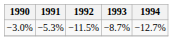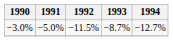(51, 28) −5.3% -> (51, 28) −5.0%
